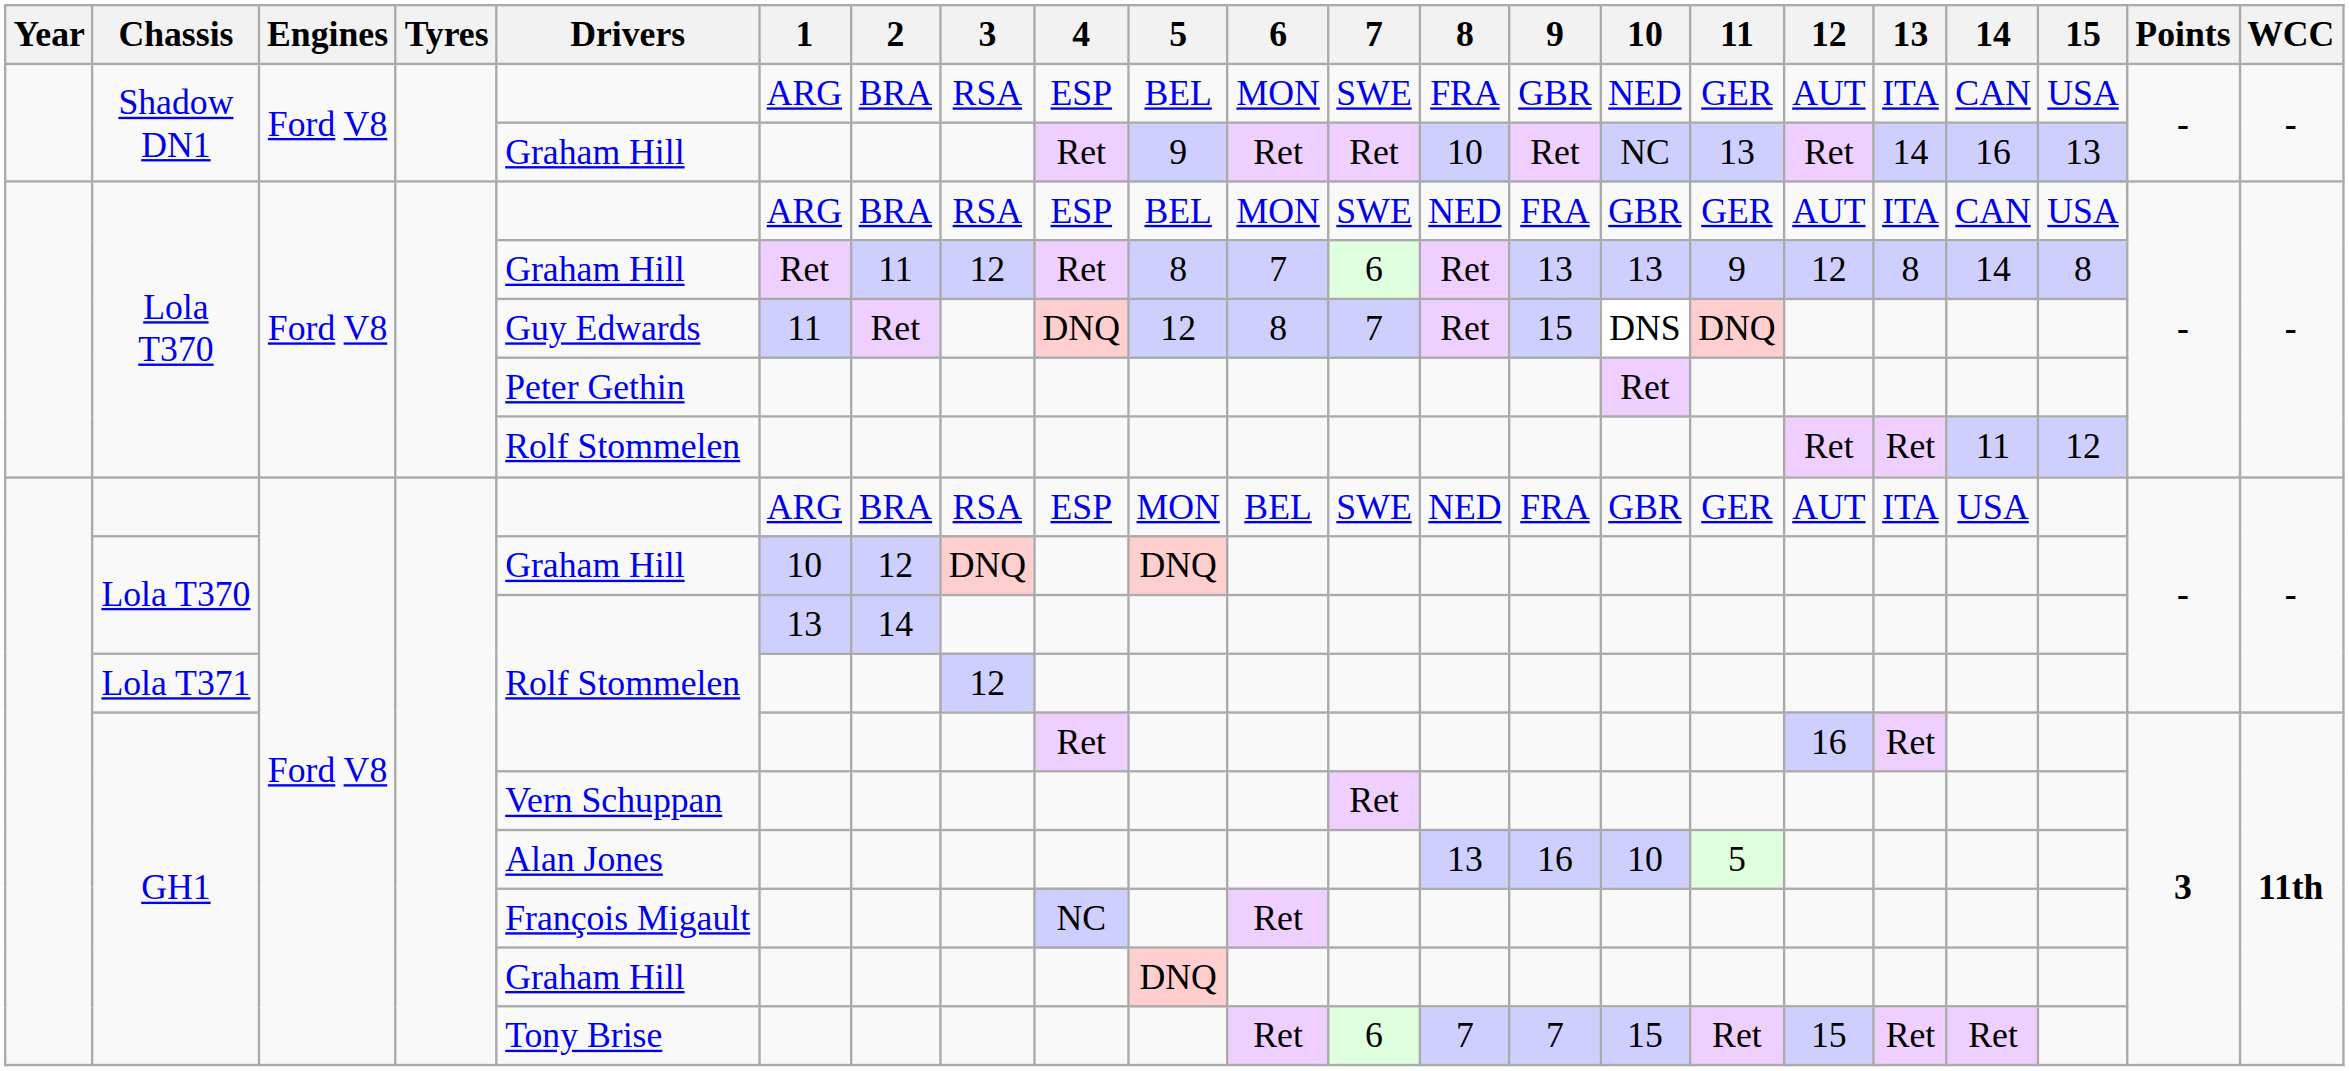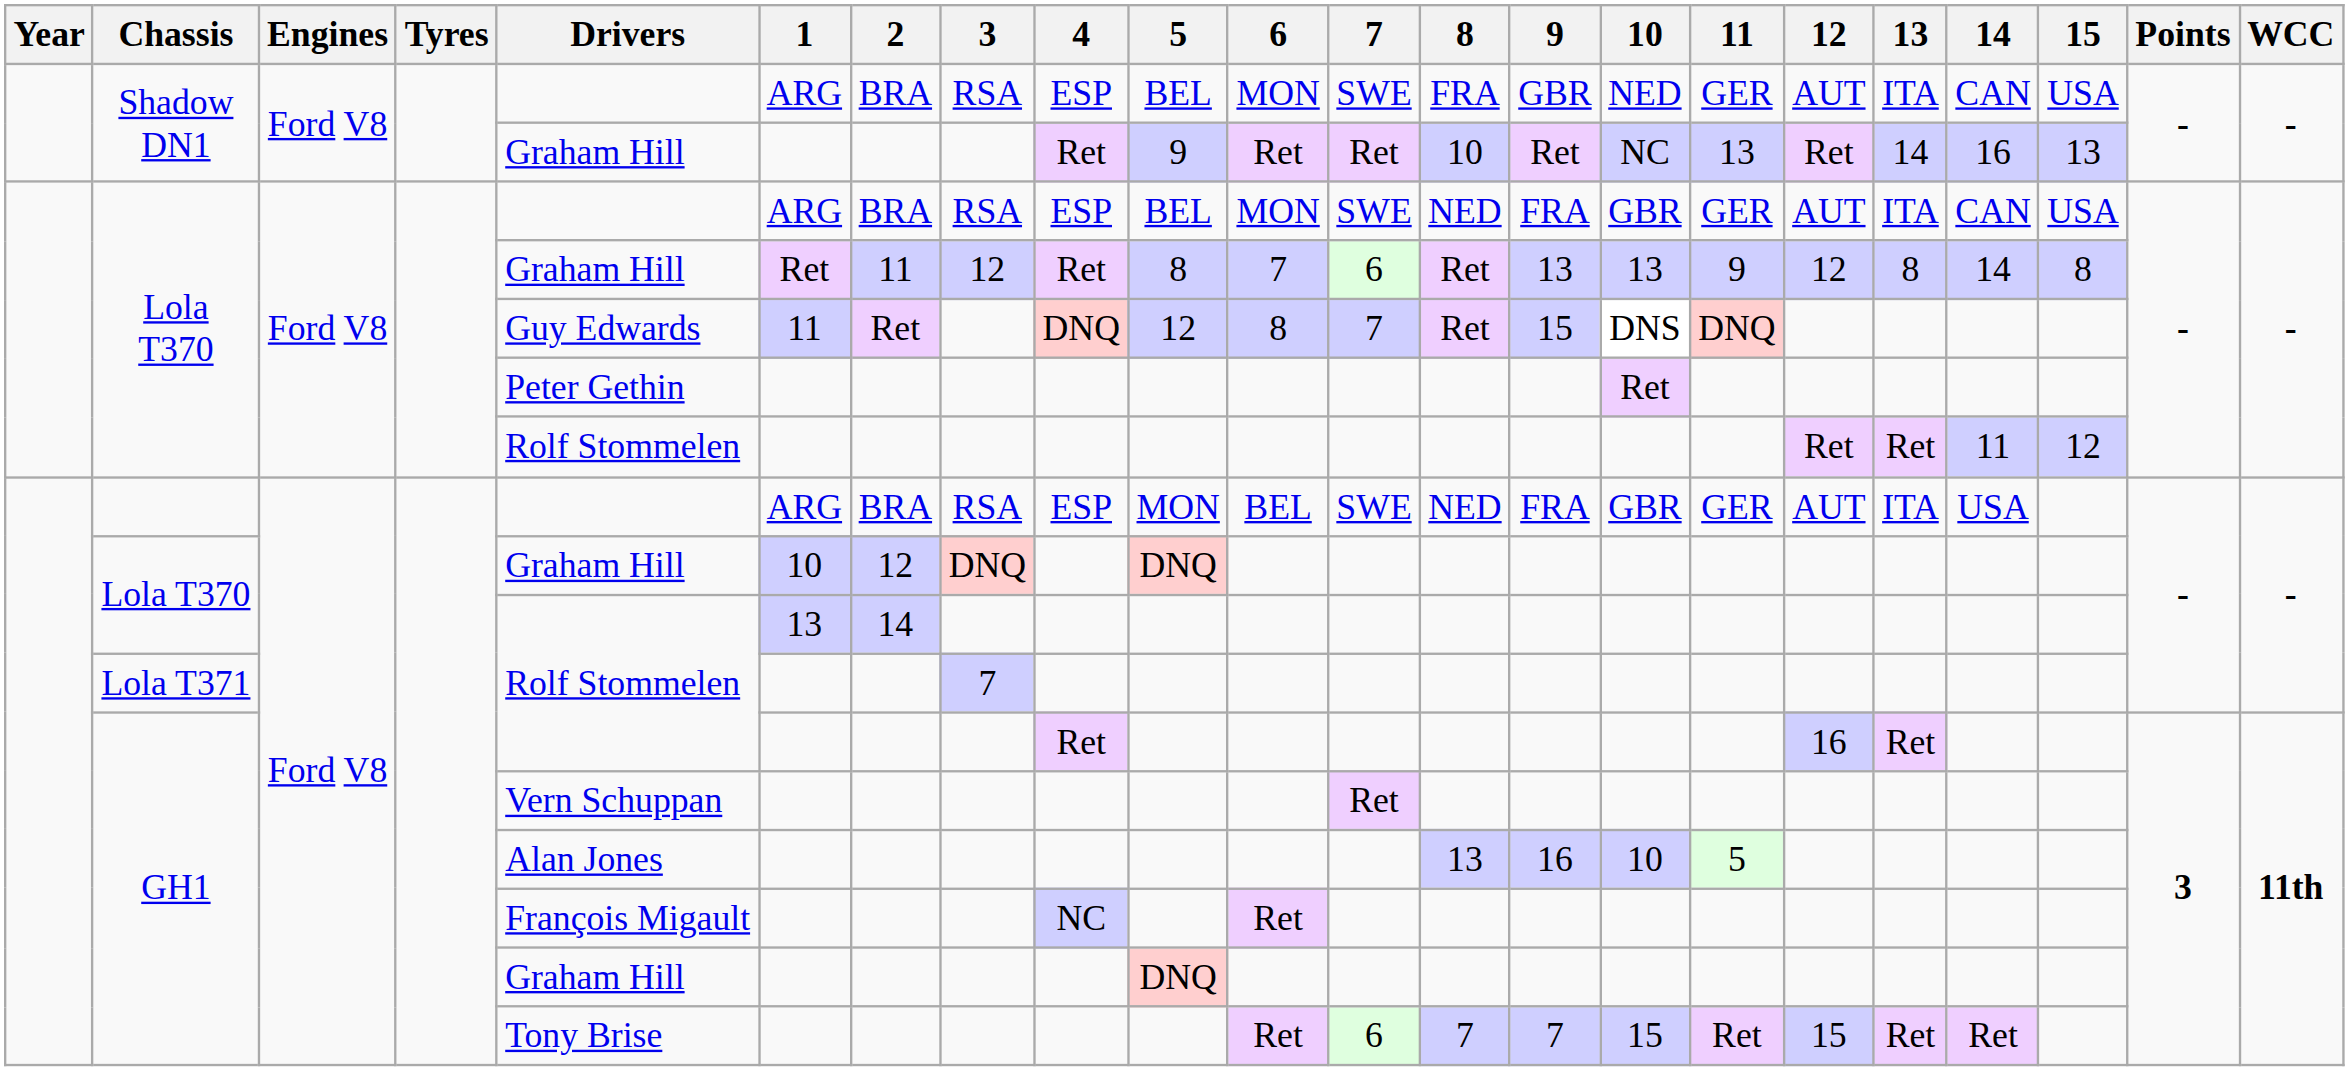(987, 682) 12 -> (987, 682) 7
